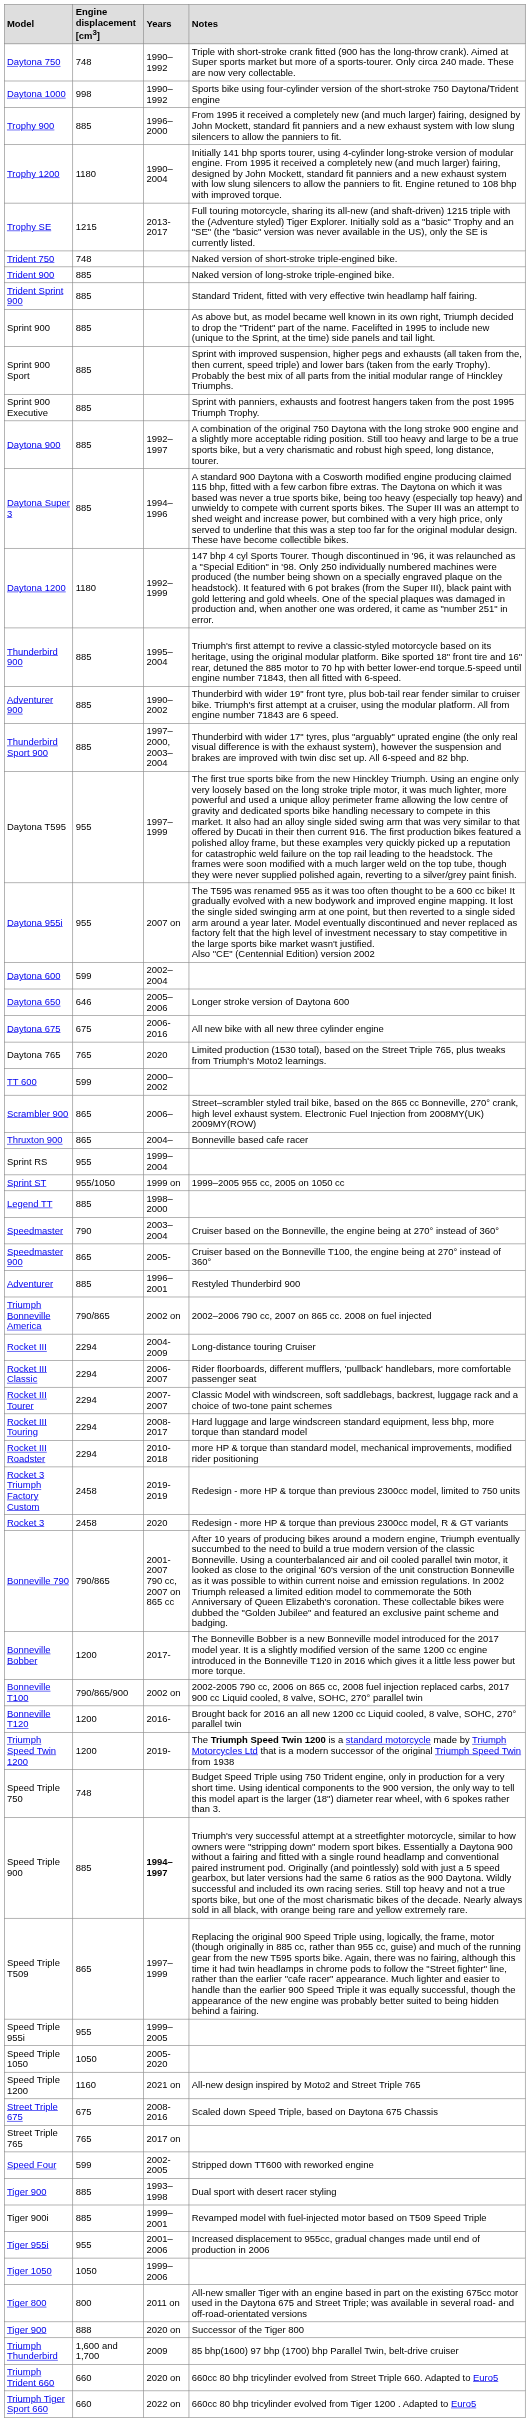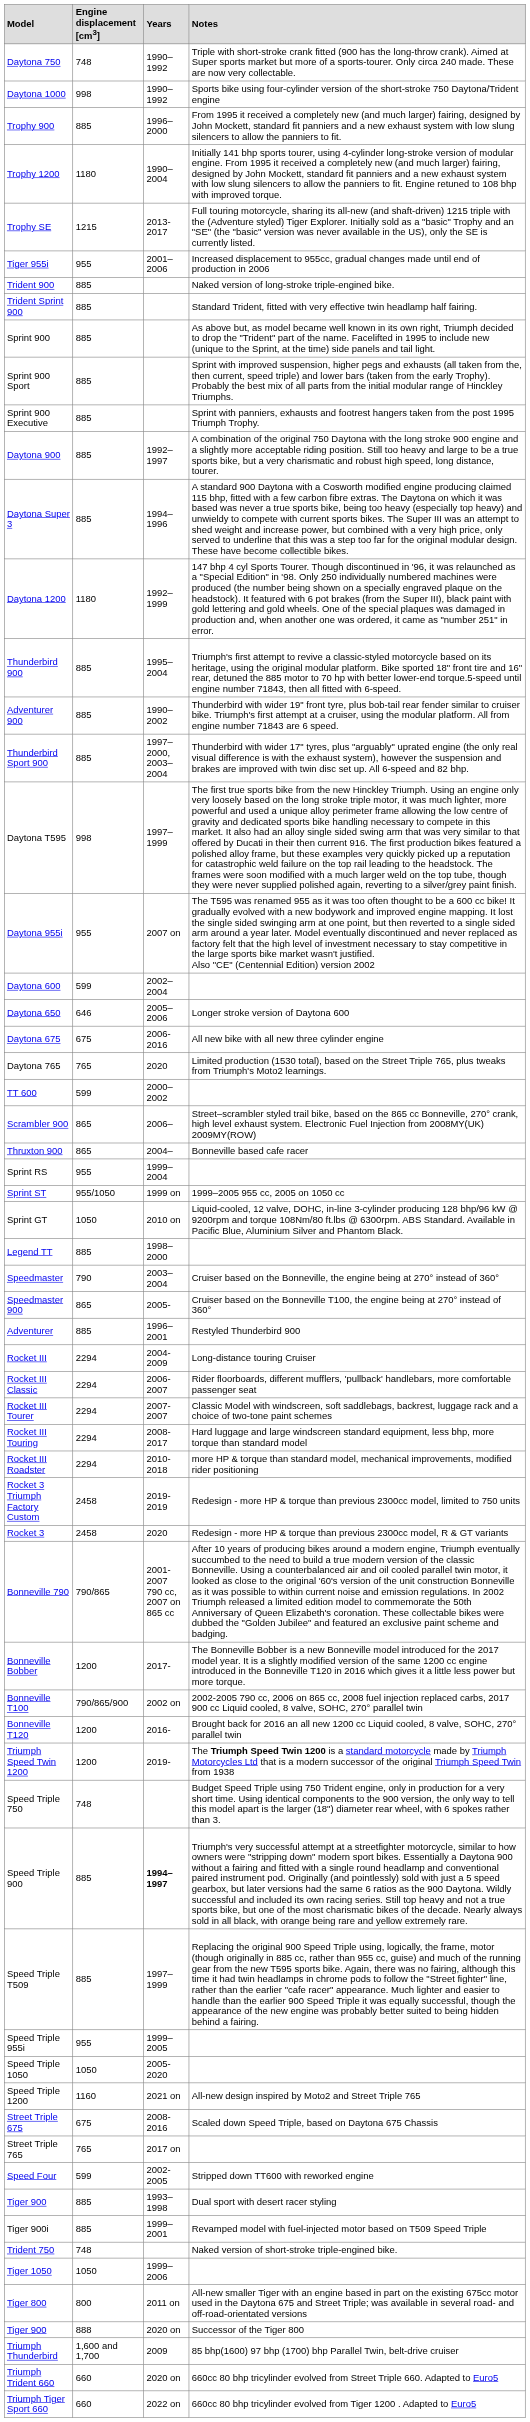rows swapped: (31, 259) <-> (28, 2245)
(84, 827) 955 -> (84, 838) 998
+ row: (27, 1220)
- row: (29, 1315)
(84, 1969) 865 -> (84, 1979) 885
